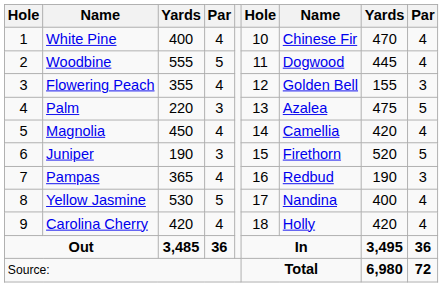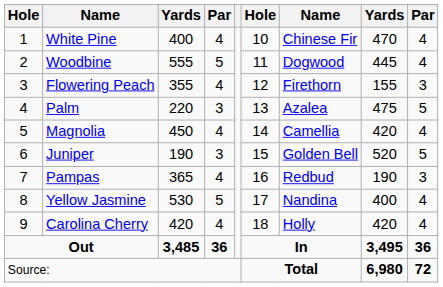(320, 85) Golden Bell -> (312, 85) Firethorn
(312, 154) Firethorn -> (320, 154) Golden Bell
